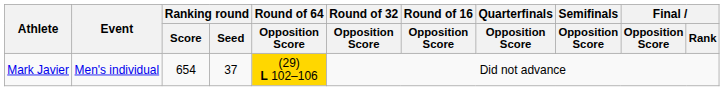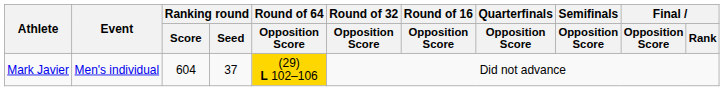(186, 70) 654 -> (186, 70) 604
